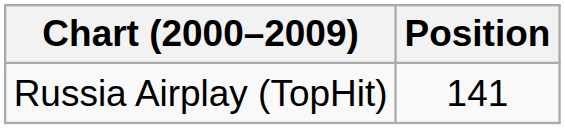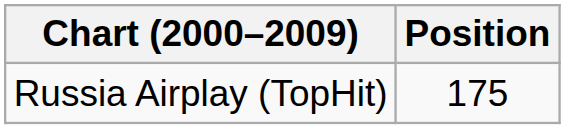(477, 92) 141 -> (477, 92) 175
